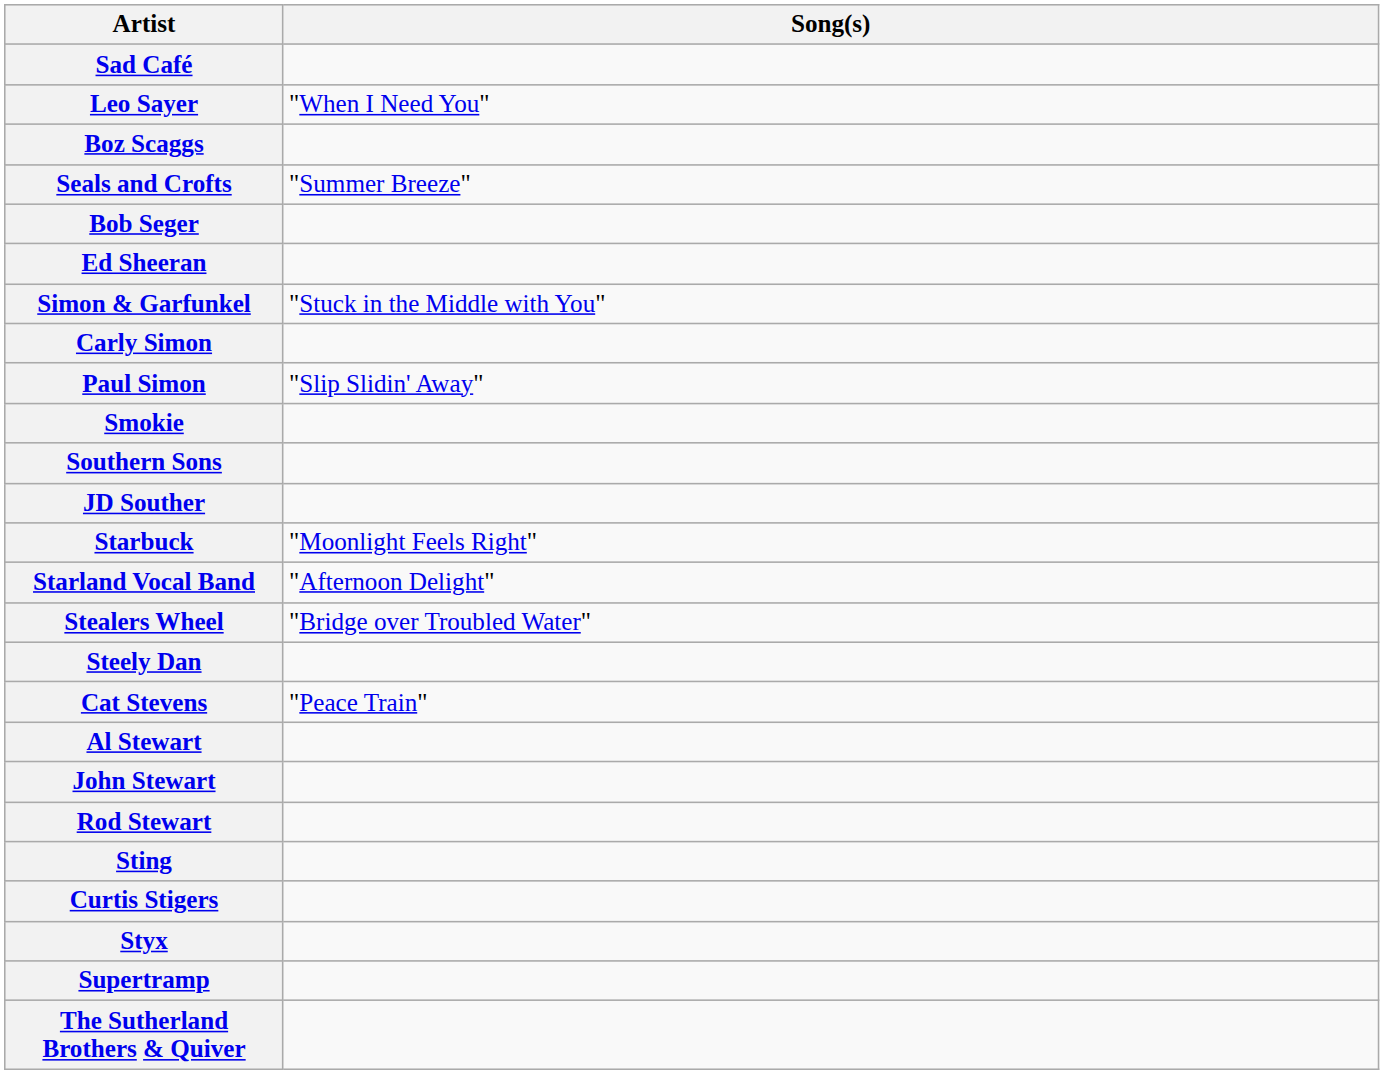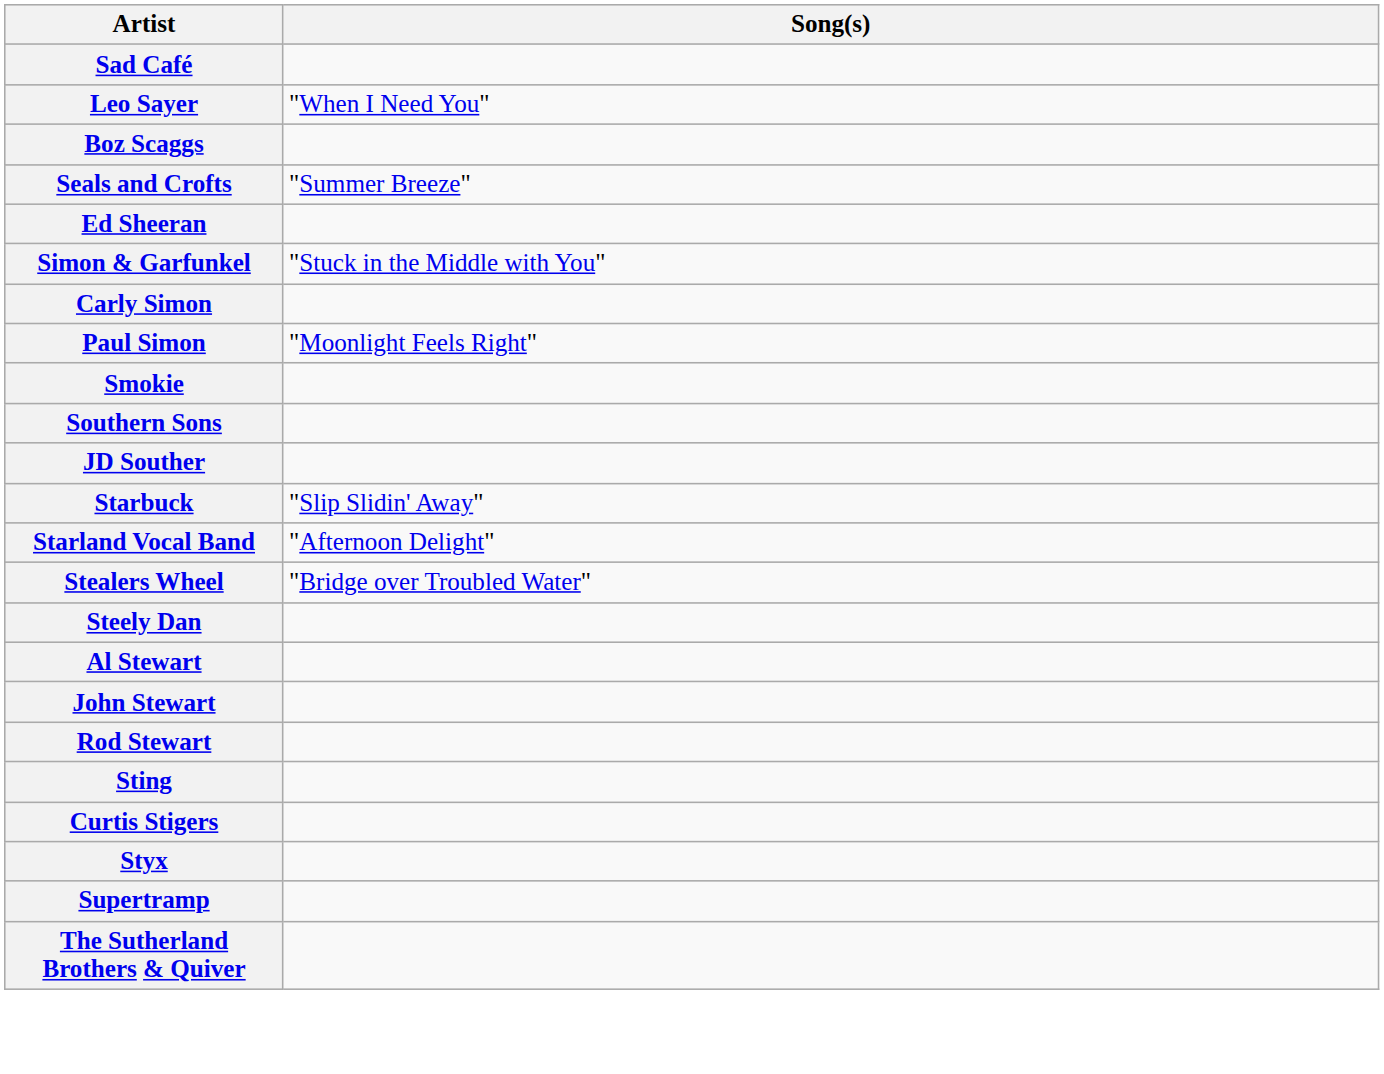- row: (144, 223)
(386, 382) "Slip Slidin' Away" -> (413, 343) "Moonlight Feels Right"
(413, 542) "Moonlight Feels Right" -> (386, 502) "Slip Slidin' Away"
- row: (144, 701)
